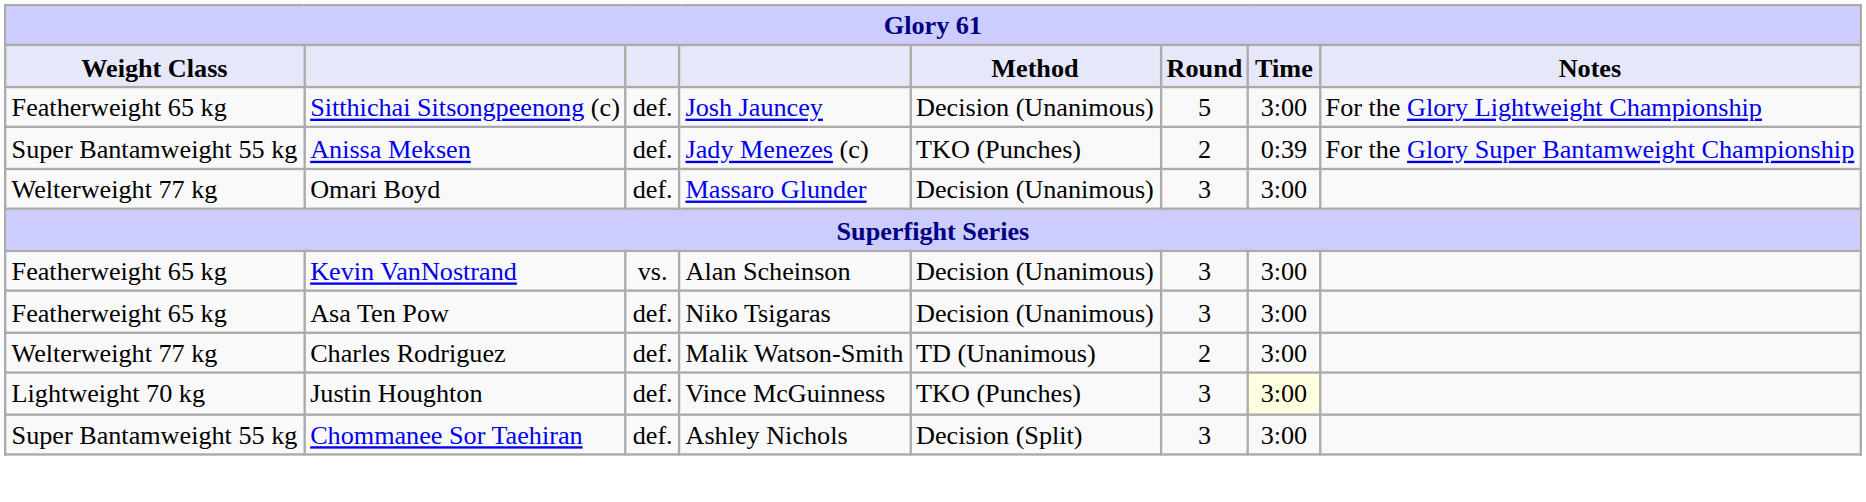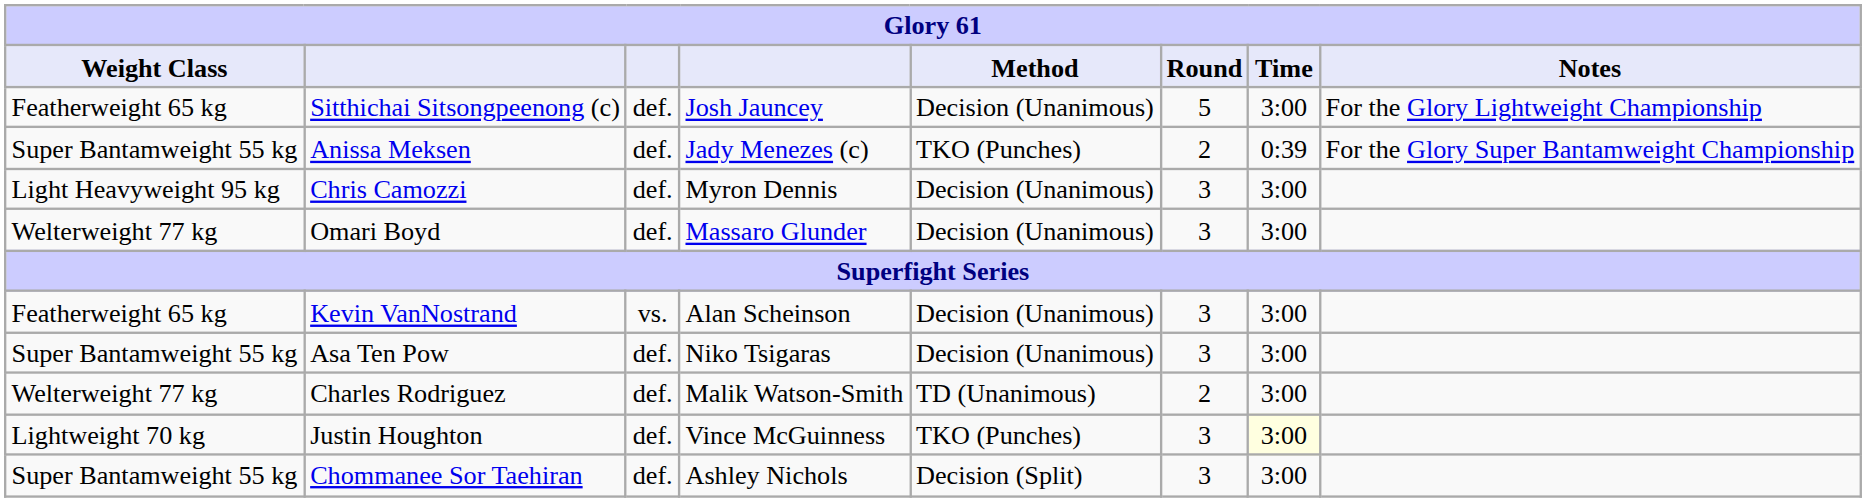+ row: (388, 189)
(119, 312) Featherweight 65 kg -> (154, 353) Super Bantamweight 55 kg
